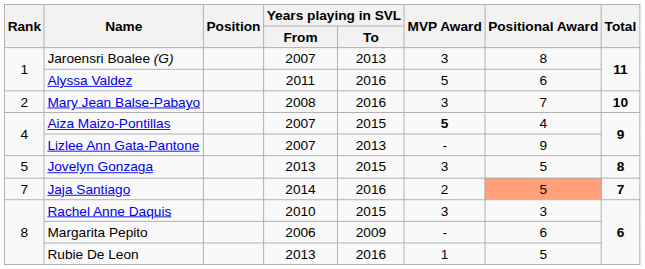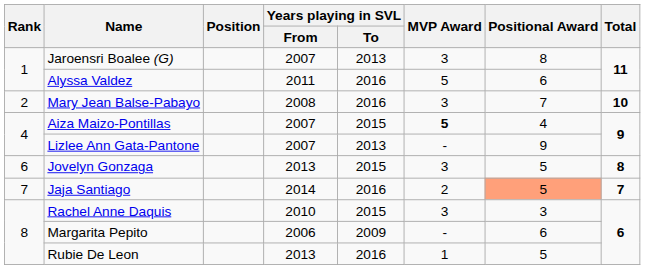(24, 167) 5 -> (24, 167) 6
